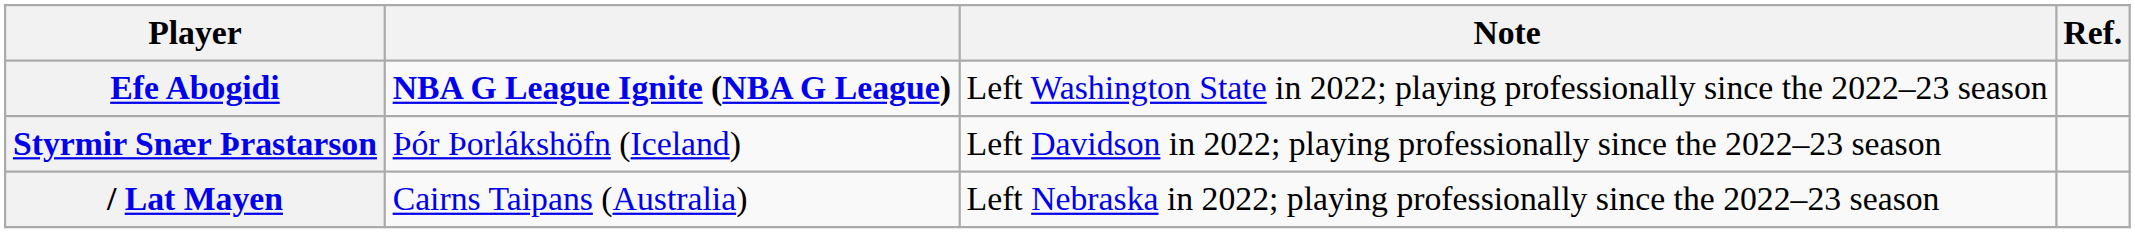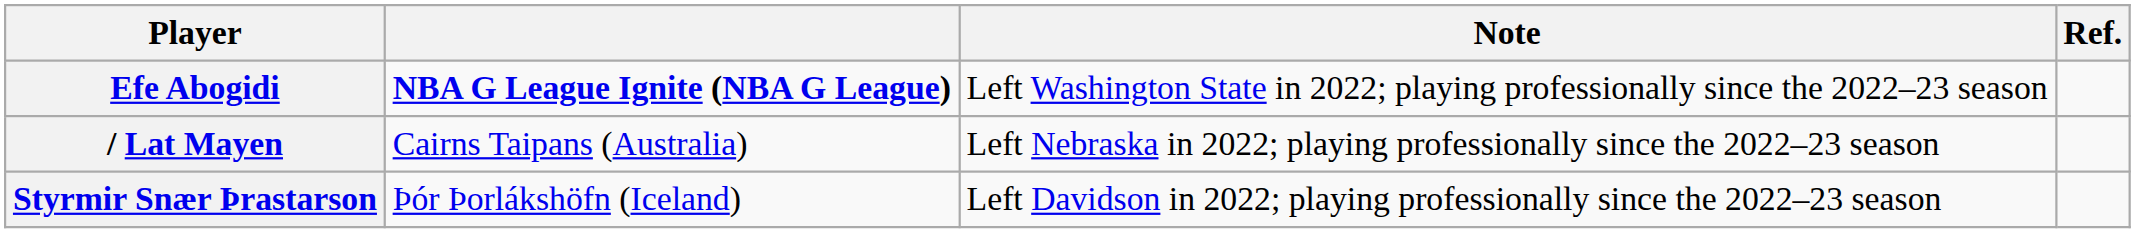rows swapped: (195, 199) <-> (195, 143)
